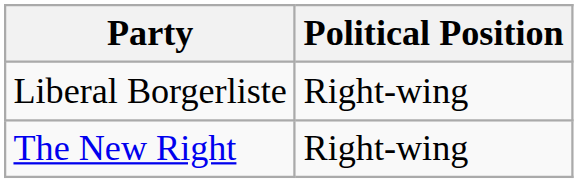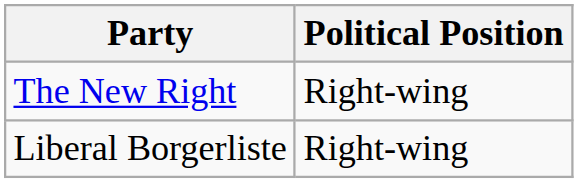rows swapped: (125, 147) <-> (150, 90)
